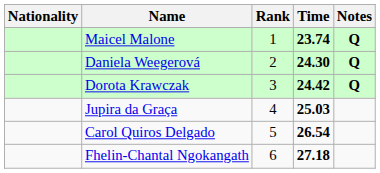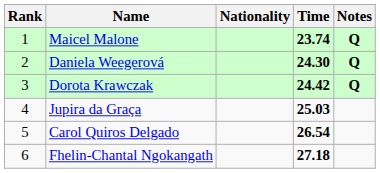columns swapped: (273, 16) <-> (43, 16)
